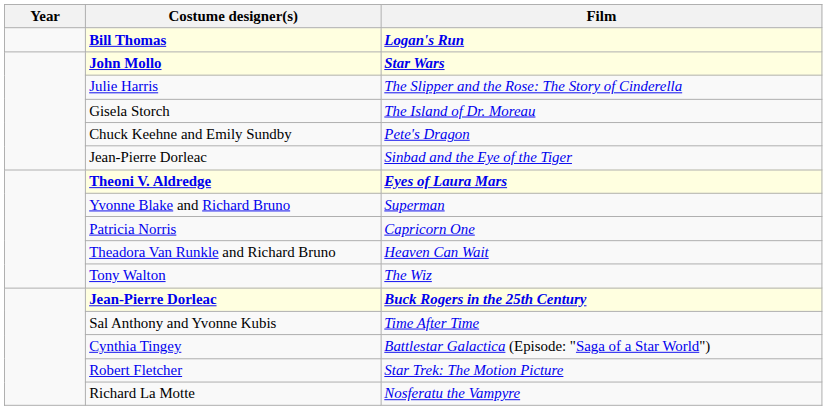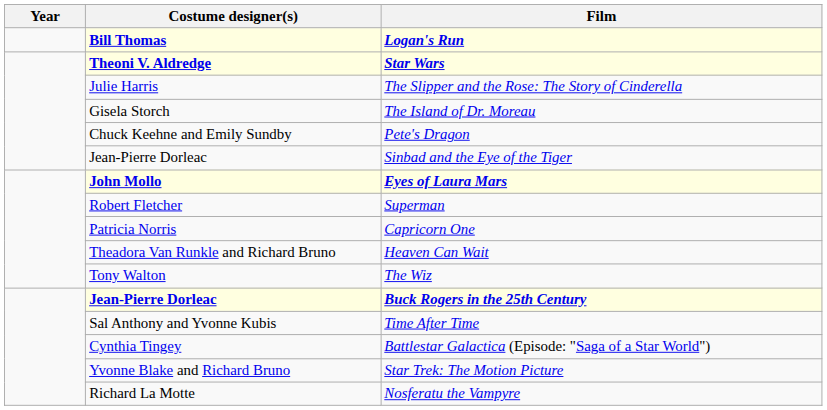(125, 63) John Mollo -> (150, 63) Theoni V. Aldredge
(150, 181) Theoni V. Aldredge -> (125, 181) John Mollo
(190, 205) Yvonne Blake and Richard Bruno -> (136, 205) Robert Fletcher
(136, 370) Robert Fletcher -> (190, 370) Yvonne Blake and Richard Bruno
